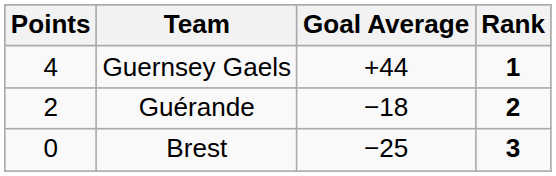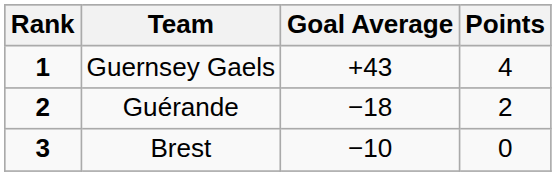columns swapped: (513, 25) <-> (51, 25)
(386, 66) +44 -> (370, 66) +43
(386, 149) −25 -> (370, 149) −10
